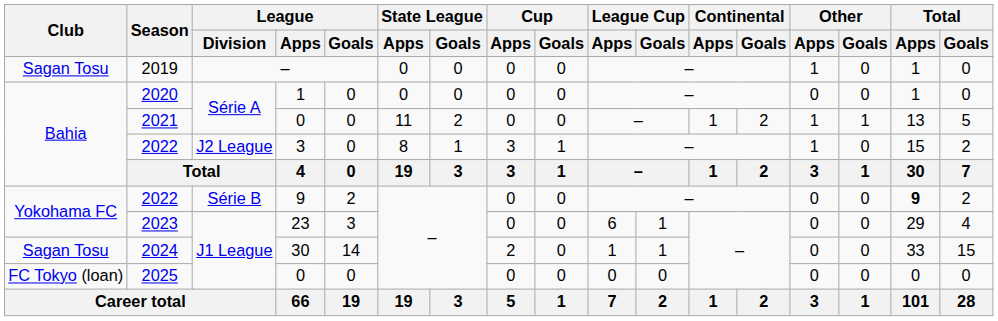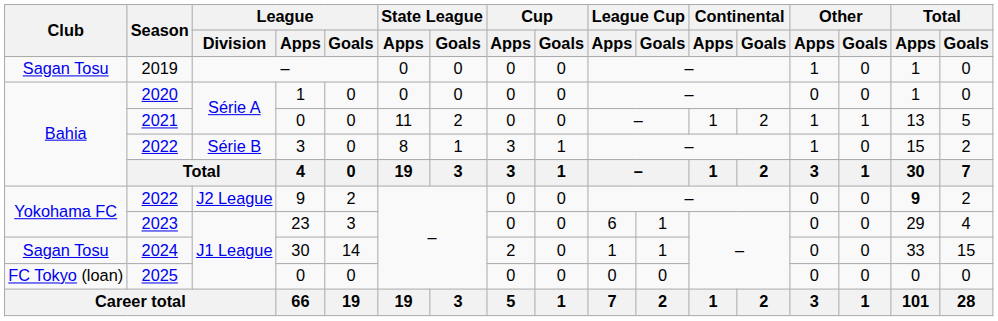(234, 146) J2 League -> (234, 146) Série B
(234, 198) Série B -> (234, 198) J2 League
